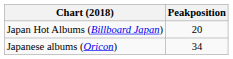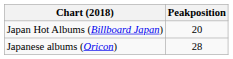(197, 46) 34 -> (197, 46) 28
